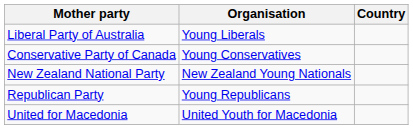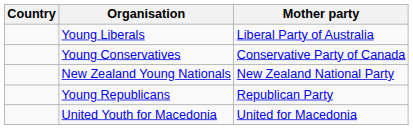columns swapped: (381, 14) <-> (92, 14)
